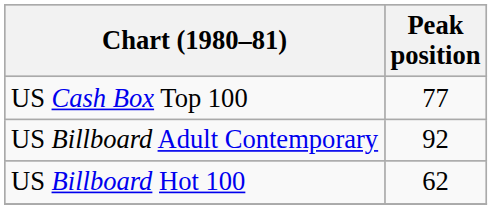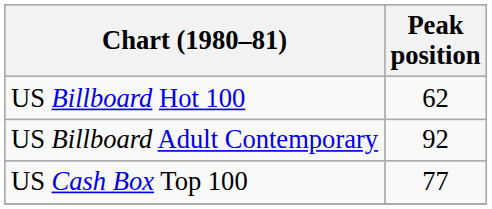rows swapped: (128, 181) <-> (129, 97)
